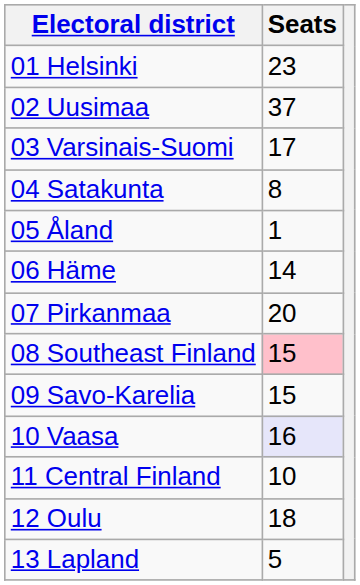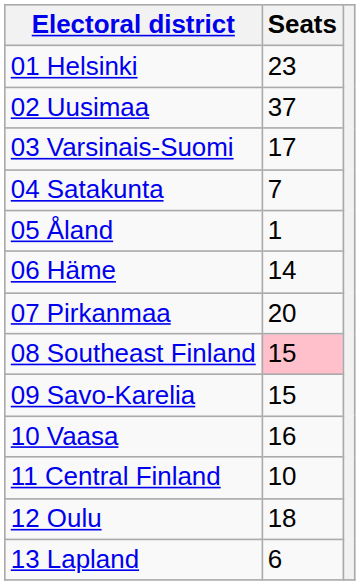(275, 189) 8 -> (275, 189) 7
(282, 436) lavender background -> (282, 436) no background
(275, 559) 5 -> (275, 559) 6
